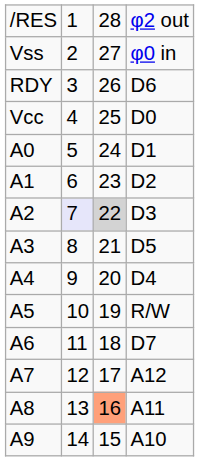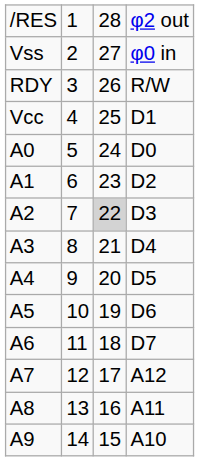(143, 85) D6 -> (150, 85) R/W
(143, 117) D0 -> (143, 117) D1
(143, 149) D1 -> (143, 149) D0
(72, 214) lavender background -> (72, 214) no background
(143, 246) D5 -> (143, 246) D4
(143, 278) D4 -> (143, 278) D5
(150, 310) R/W -> (143, 310) D6
(110, 407) lightsalmon background -> (110, 407) no background
